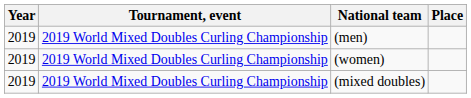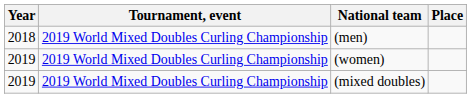(22, 37) 2019 -> (22, 37) 2018
